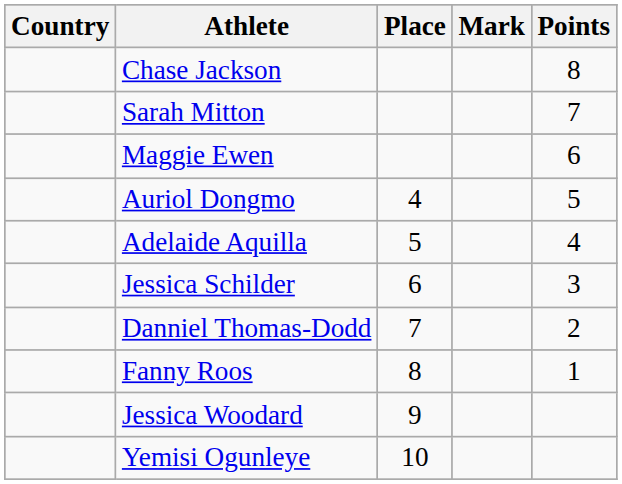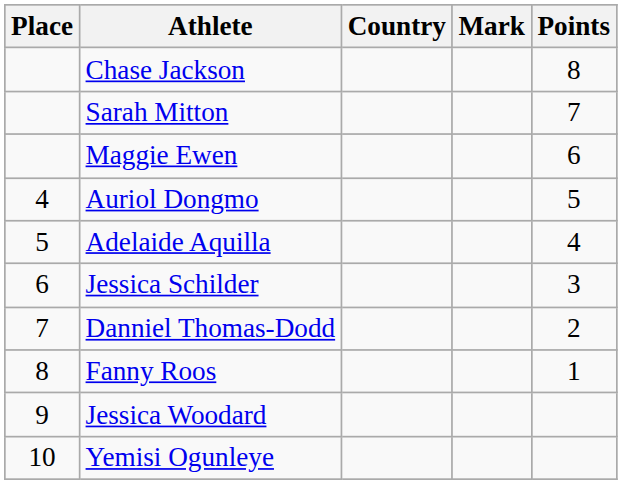columns swapped: (415, 26) <-> (60, 26)
